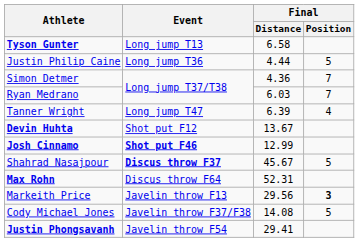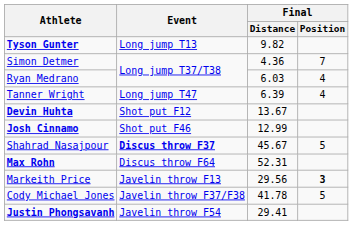(278, 45) 6.58 -> (272, 45) 9.82
- row: (64, 62)
(328, 95) 7 -> (322, 78) 4
(161, 145) bold -> (155, 128) normal
(278, 212) 14.08 -> (272, 195) 41.78
